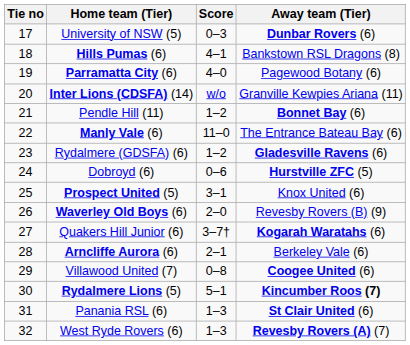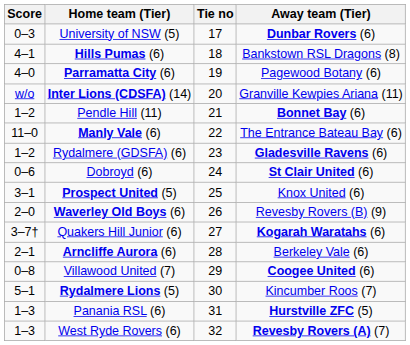columns swapped: (26, 14) <-> (216, 14)
(321, 172) Hurstville ZFC (5) -> (321, 172) St Clair United (6)
(321, 291) bold -> (321, 291) normal
(321, 311) St Clair United (6) -> (321, 311) Hurstville ZFC (5)
